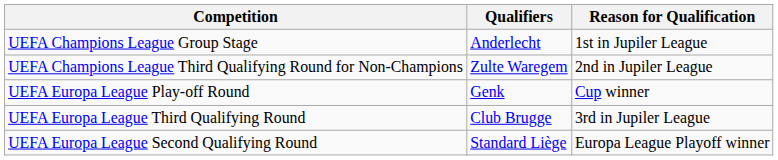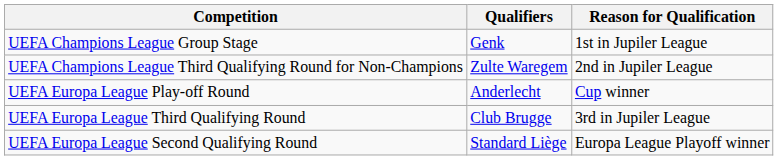(505, 42) Anderlecht -> (487, 42) Genk
(487, 92) Genk -> (505, 92) Anderlecht
